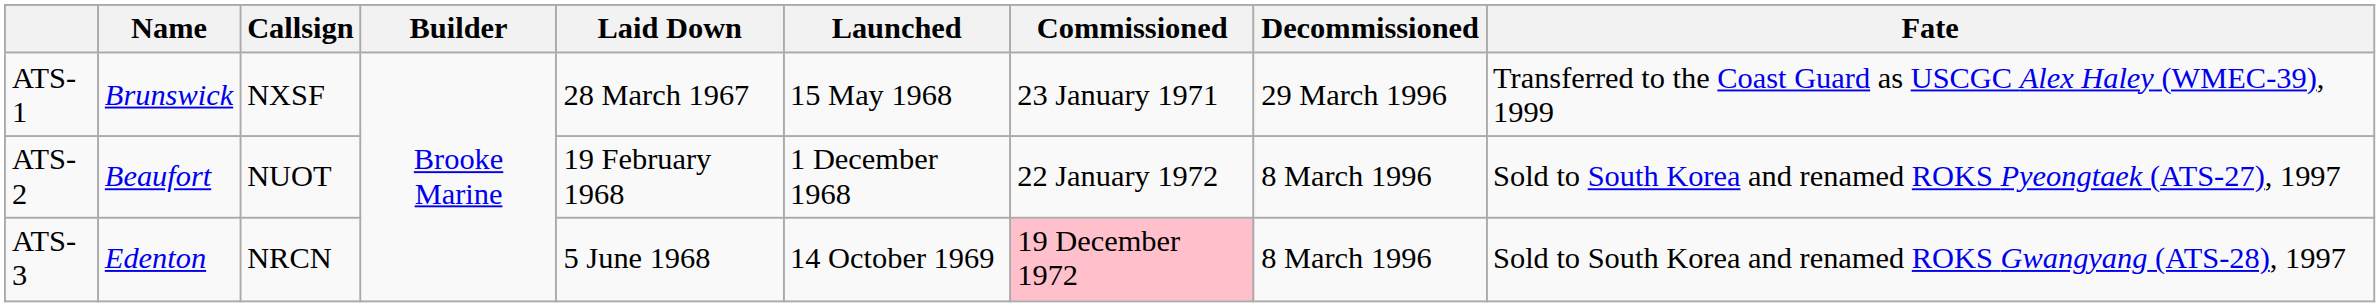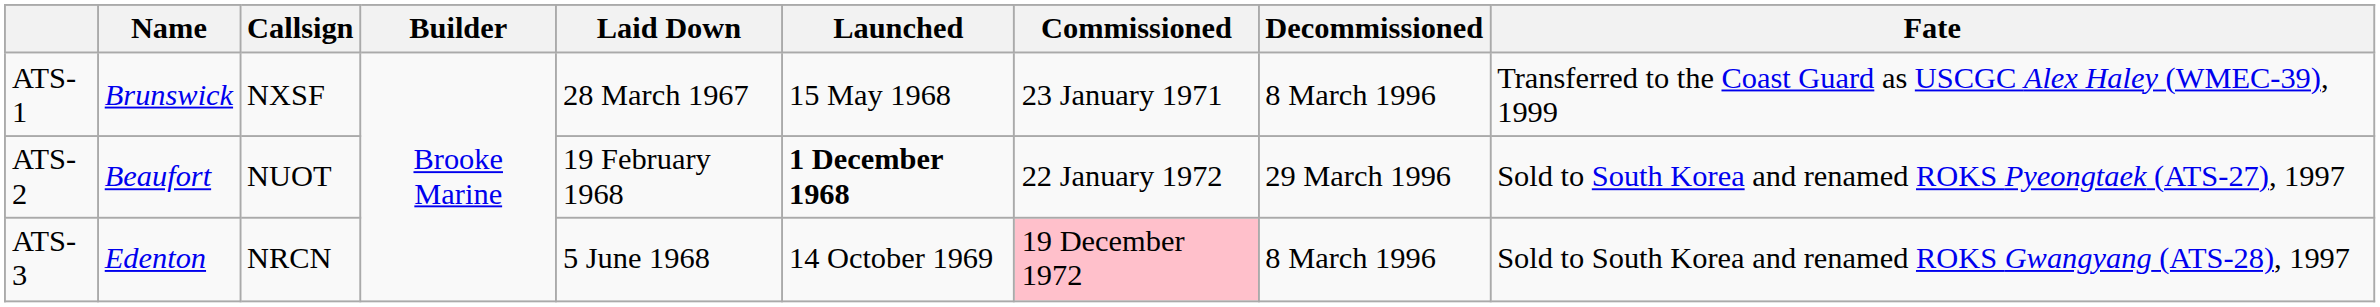(1354, 93) 29 March 1996 -> (1351, 93) 8 March 1996
(864, 176) normal -> (866, 176) bold
(1346, 176) 8 March 1996 -> (1358, 176) 29 March 1996
